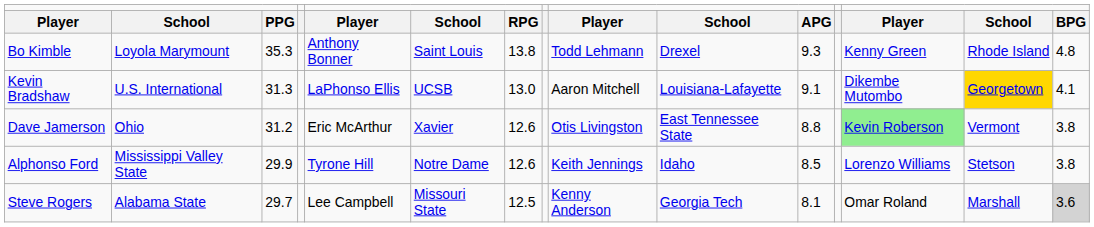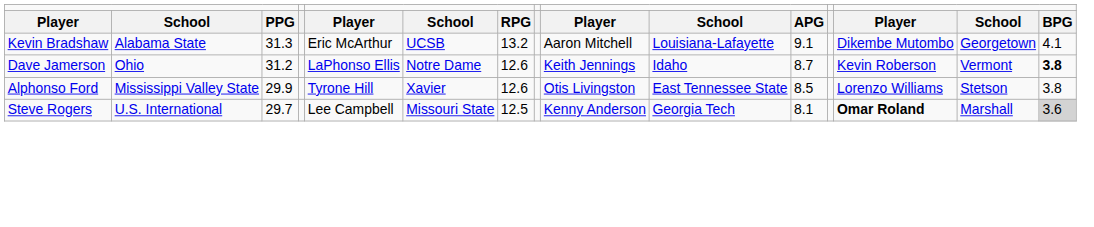- row: (39, 51)
(168, 89) U.S. International -> (160, 44) Alabama State
(354, 89) LaPhonso Ellis -> (350, 44) Eric McArthur
(522, 89) 13.0 -> (514, 44) 13.2
(1005, 89) gold background -> (998, 44) no background
(350, 127) Eric McArthur -> (354, 66) LaPhonso Ellis
(433, 127) Xavier -> (444, 66) Notre Dame
(597, 127) Otis Livingston -> (589, 66) Keith Jennings
(709, 127) East Tennessee State -> (670, 66) Idaho
(811, 127) 8.8 -> (804, 66) 8.7
(894, 127) lightgreen background -> (887, 66) no background
(1066, 127) normal -> (1052, 66) bold
(451, 165) Notre Dame -> (426, 88) Xavier
(597, 165) Keith Jennings -> (589, 88) Otis Livingston
(677, 165) Idaho -> (720, 88) East Tennessee State
(160, 202) Alabama State -> (168, 110) U.S. International
(886, 202) normal -> (881, 110) bold
